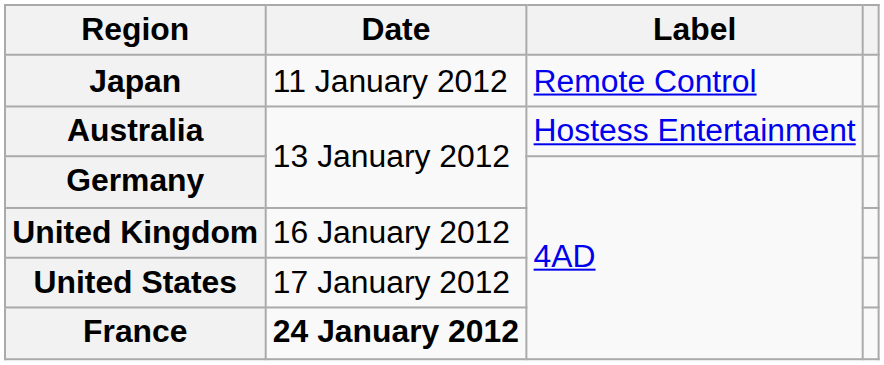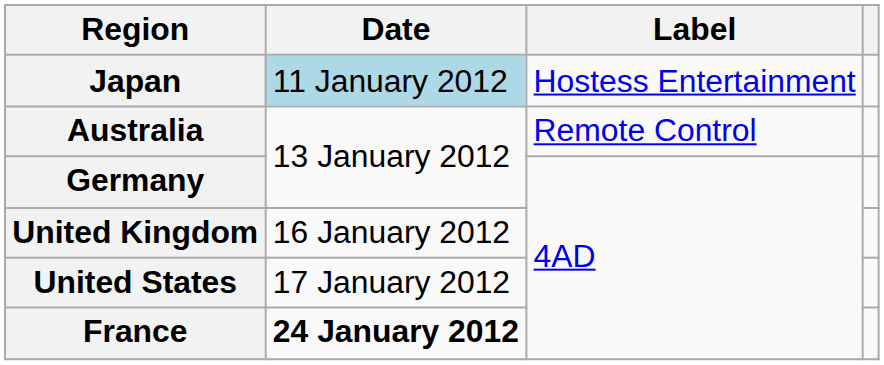(390, 80) no background -> (390, 80) lightblue background
(645, 80) Remote Control -> (695, 80) Hostess Entertainment
(695, 130) Hostess Entertainment -> (645, 130) Remote Control
